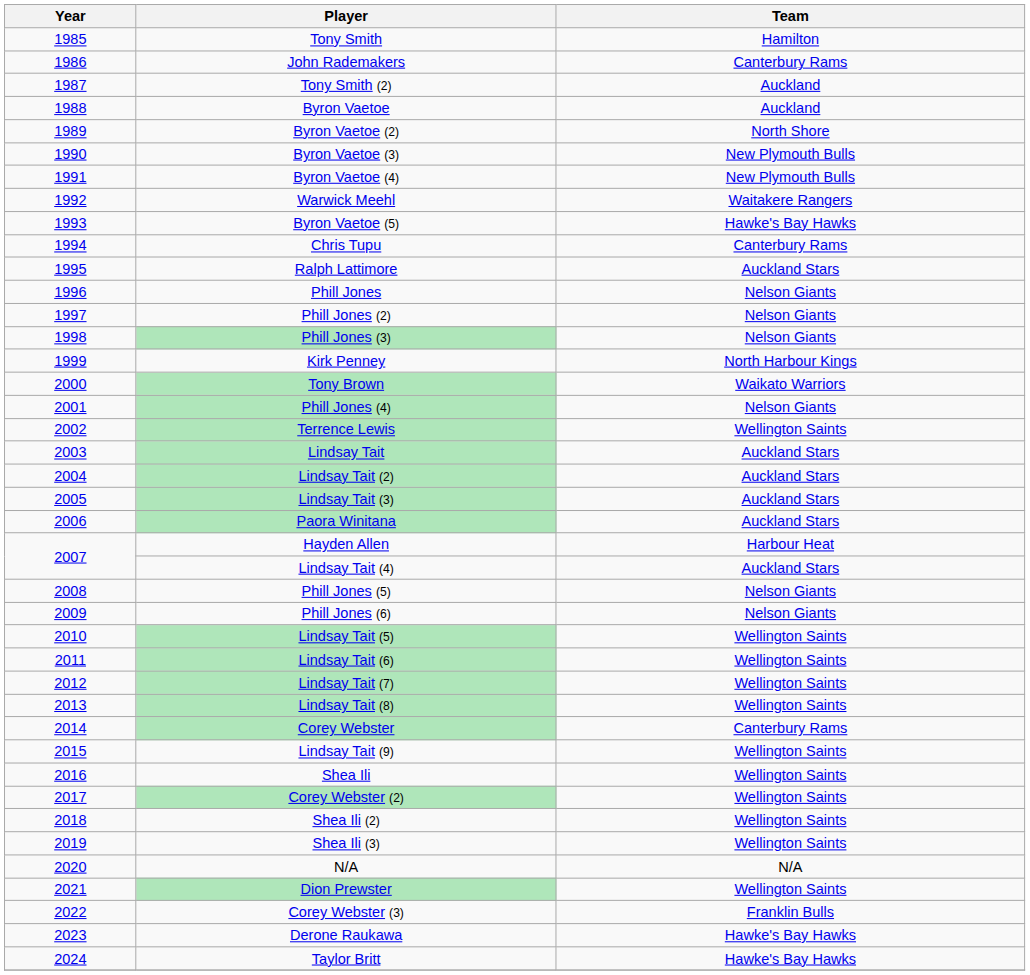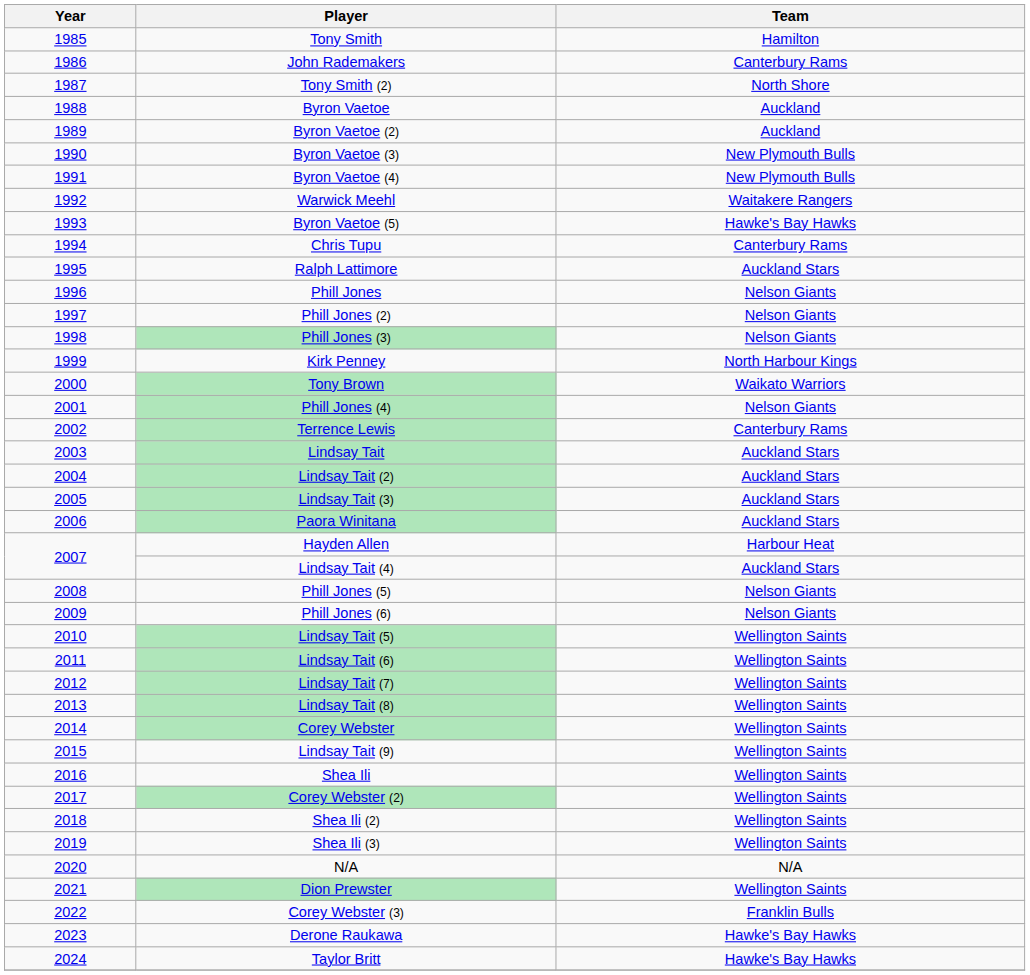(790, 85) Auckland -> (790, 85) North Shore
(790, 131) North Shore -> (790, 131) Auckland
(790, 430) Wellington Saints -> (790, 430) Canterbury Rams
(790, 729) Canterbury Rams -> (790, 729) Wellington Saints
